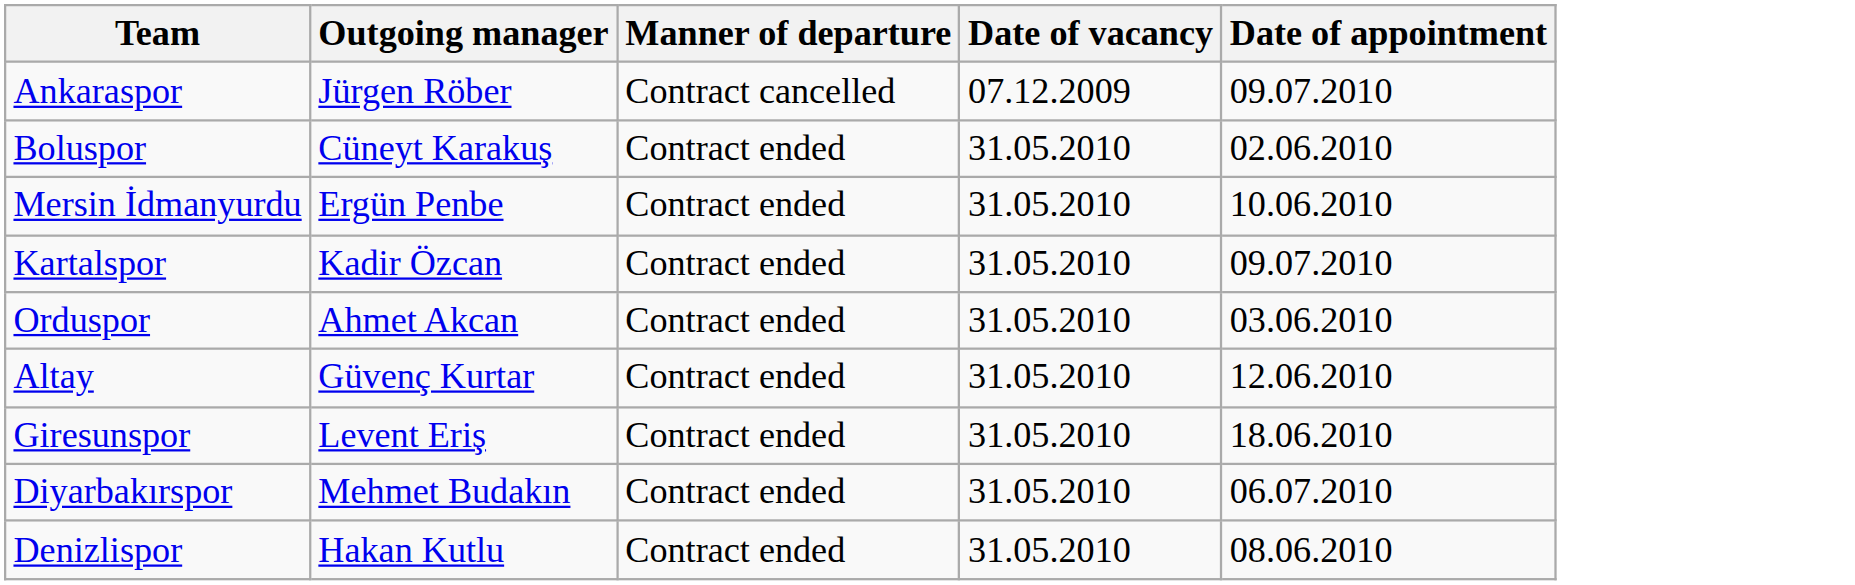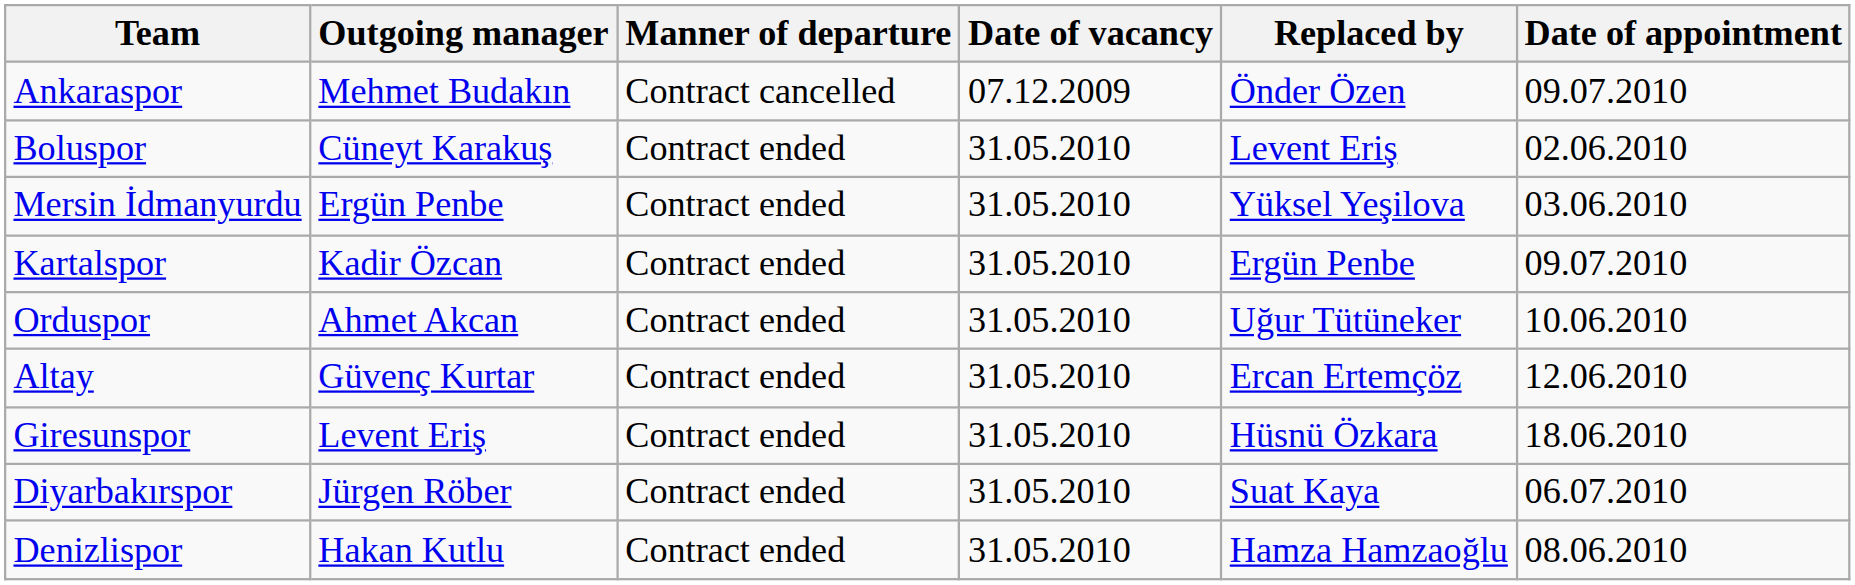+ column: (1369, 33)
(415, 90) Jürgen Röber -> (444, 90) Mehmet Budakın
(1311, 205) 10.06.2010 -> (1606, 205) 03.06.2010
(1311, 319) 03.06.2010 -> (1606, 319) 10.06.2010
(444, 491) Mehmet Budakın -> (415, 491) Jürgen Röber
